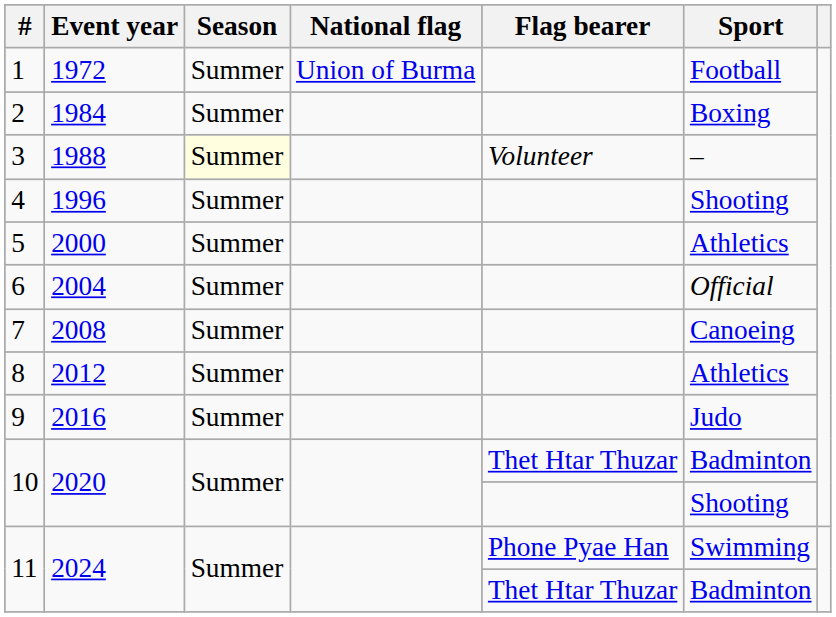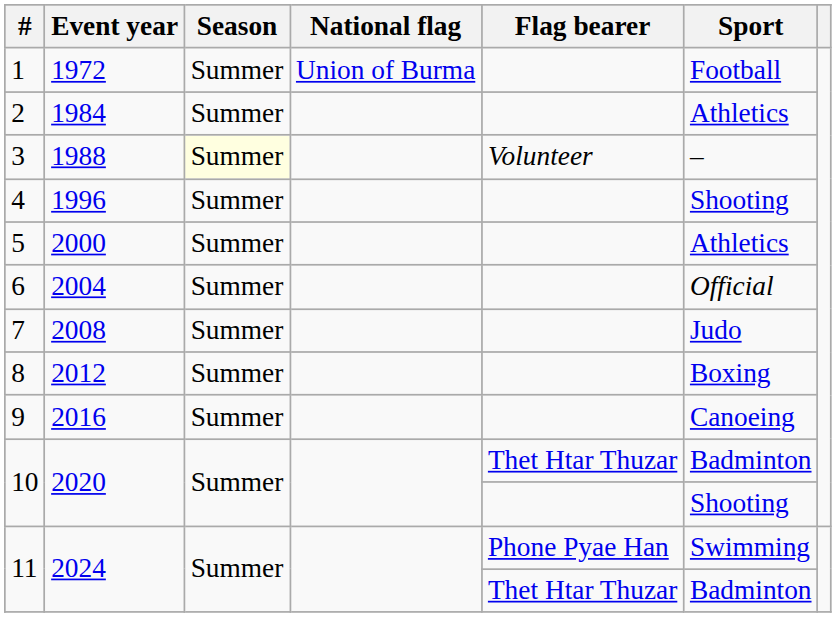(730, 112) Boxing -> (739, 112) Athletics
(742, 329) Canoeing -> (716, 329) Judo
(739, 373) Athletics -> (730, 373) Boxing
(716, 416) Judo -> (742, 416) Canoeing
